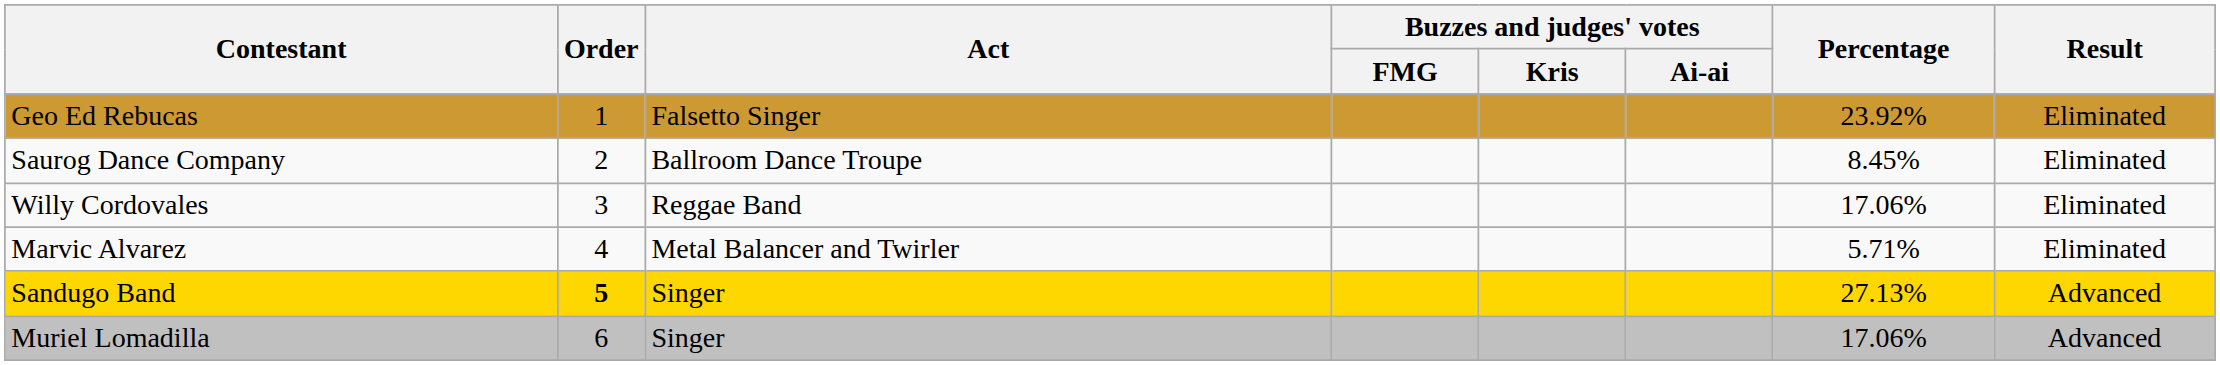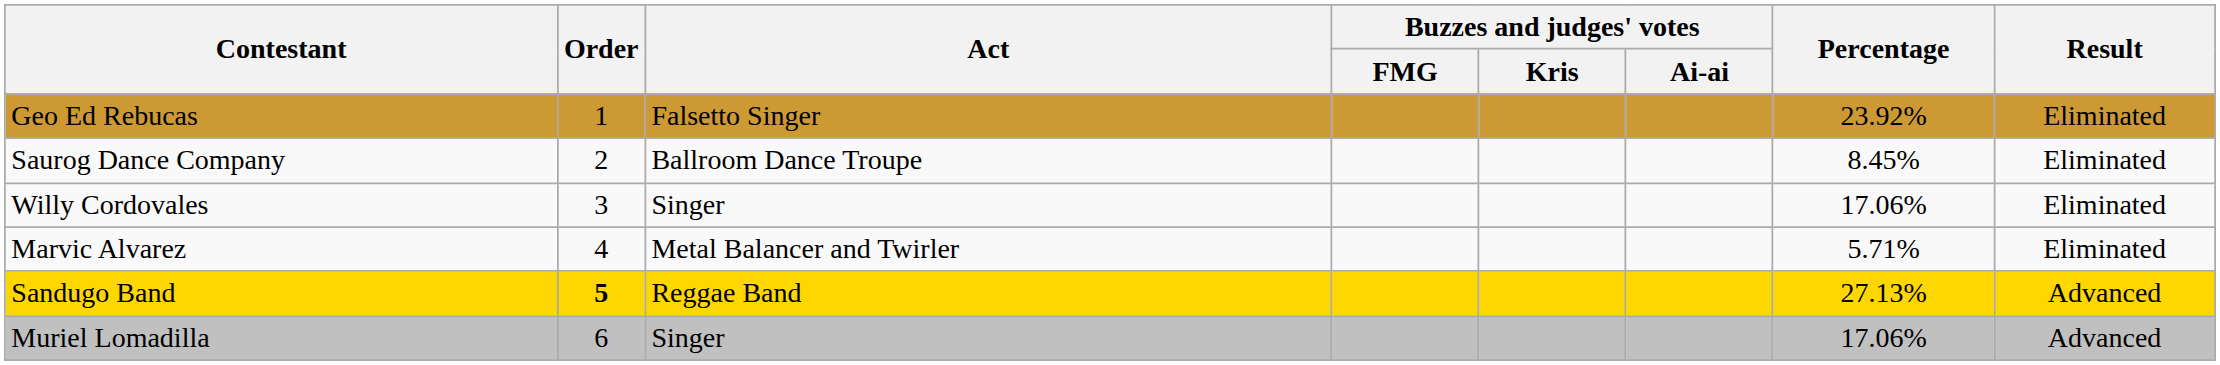(726, 204) Reggae Band -> (688, 204) Singer
(688, 293) Singer -> (726, 293) Reggae Band
